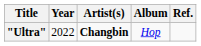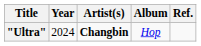(63, 31) 2022 -> (63, 31) 2024
